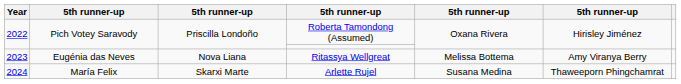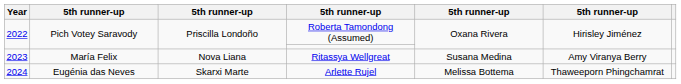(94, 57) Eugénia das Neves -> (94, 57) María Felix
(479, 57) Melissa Bottema -> (479, 57) Susana Medina
(94, 72) María Felix -> (94, 72) Eugénia das Neves
(479, 72) Susana Medina -> (479, 72) Melissa Bottema
